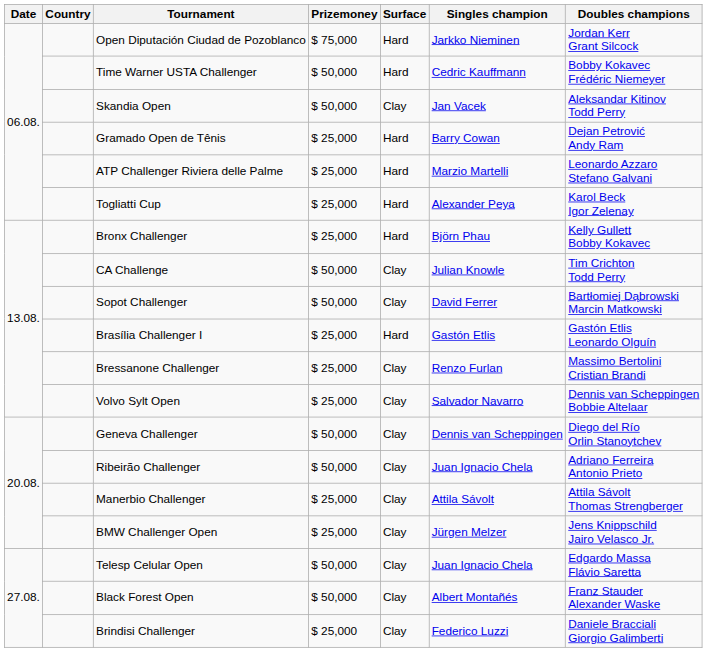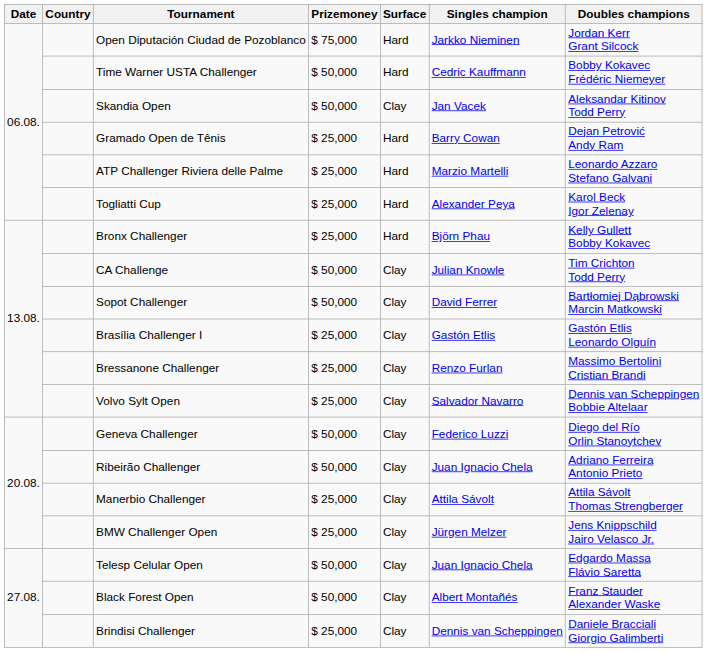(396, 334) Hard -> (395, 334) Clay
(497, 433) Dennis van Scheppingen -> (470, 433) Federico Luzzi
(470, 630) Federico Luzzi -> (497, 630) Dennis van Scheppingen
